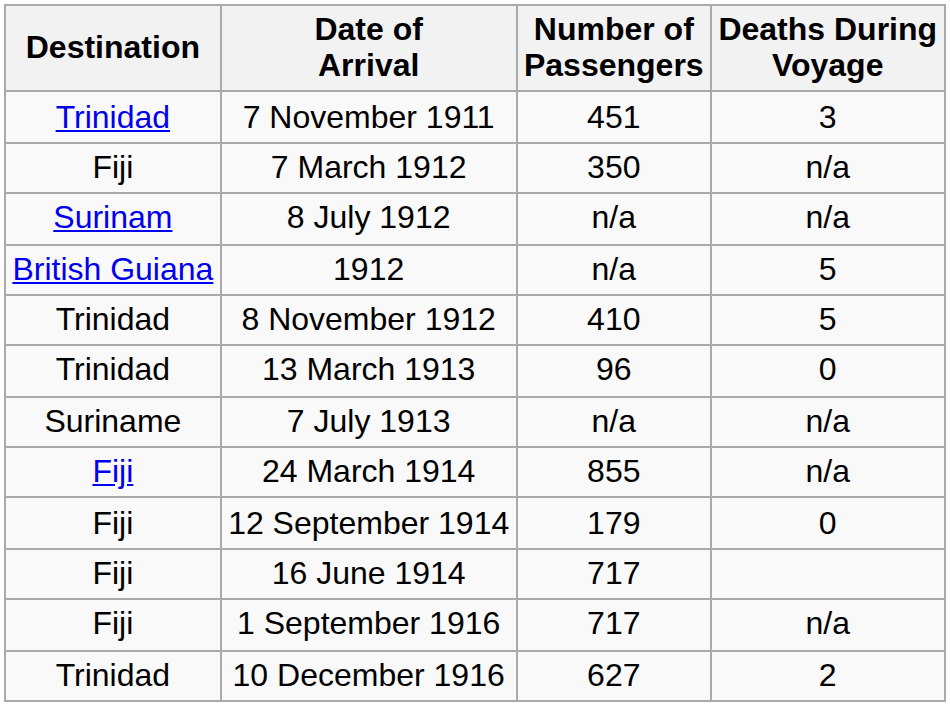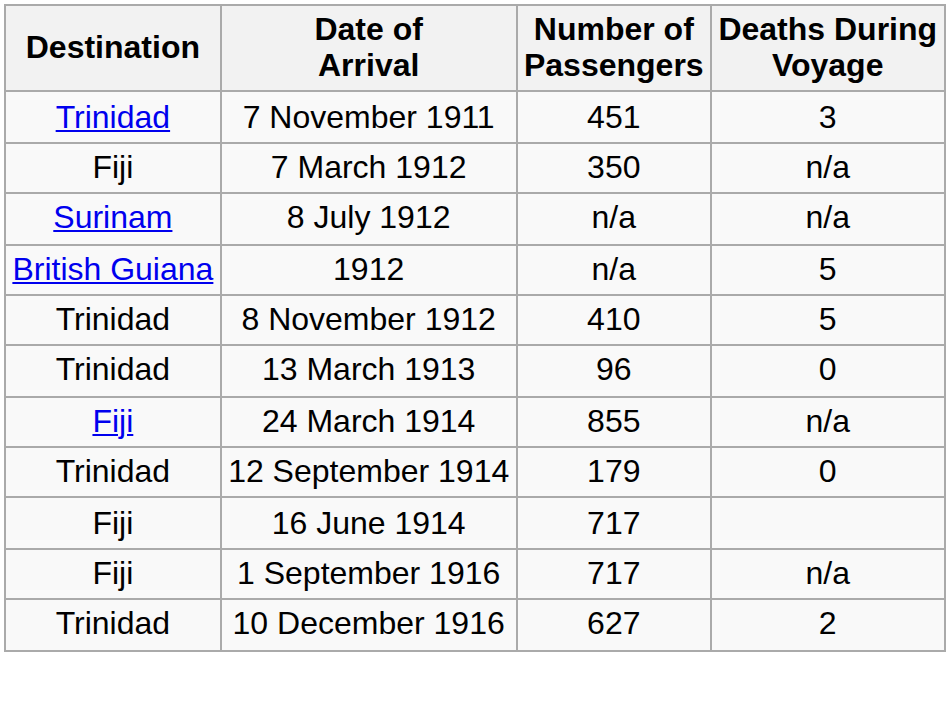- row: (369, 421)
(113, 522) Fiji -> (113, 471) Trinidad
